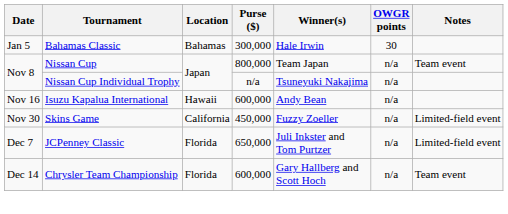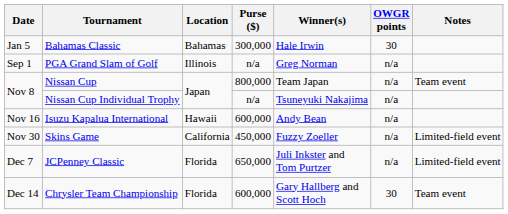+ row: (101, 63)
(391, 174) n/a -> (391, 193) 30
